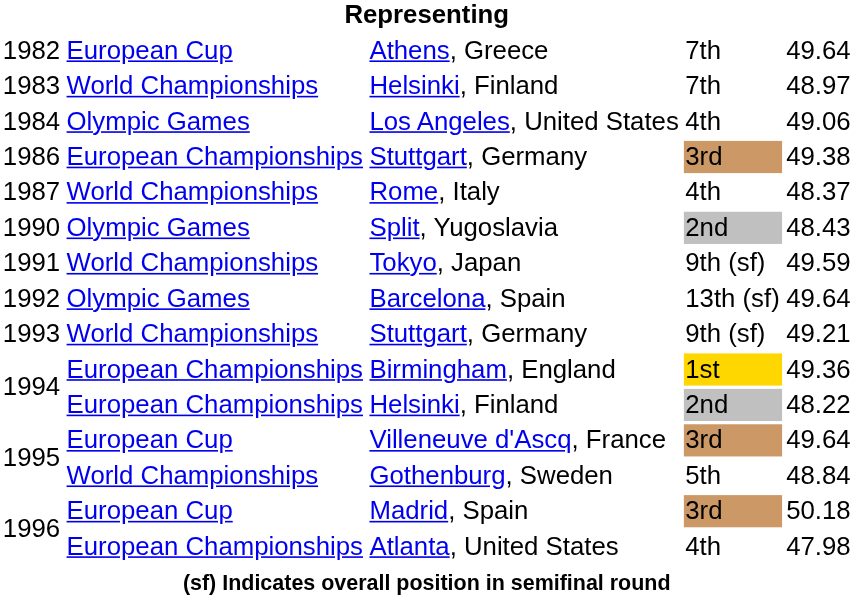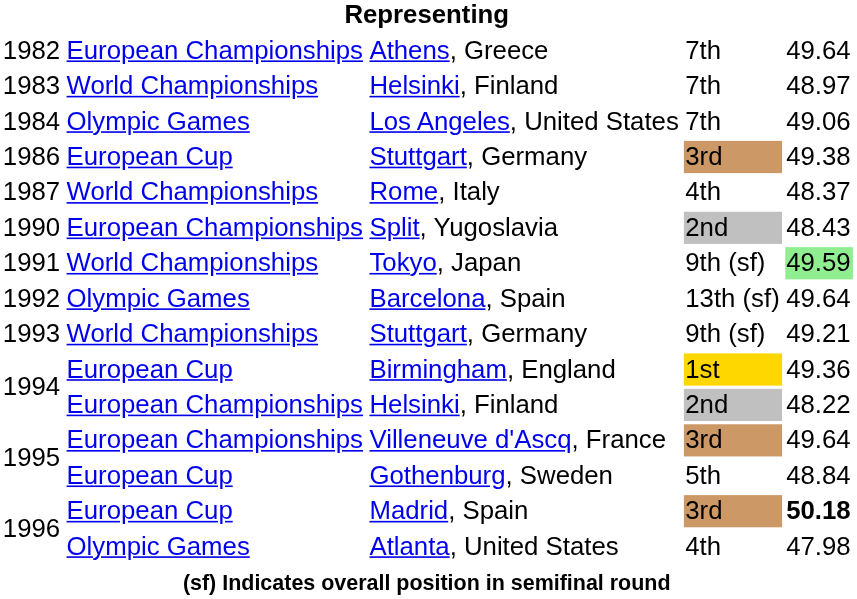(150, 50) European Cup -> (215, 50) European Championships
(703, 121) 4th -> (703, 121) 7th
(215, 156) European Championships -> (150, 156) European Cup
(158, 227) Olympic Games -> (215, 227) European Championships
(818, 262) no background -> (818, 262) lightgreen background
(215, 369) European Championships -> (150, 369) European Cup
(150, 440) European Cup -> (215, 440) European Championships
(192, 475) World Championships -> (150, 475) European Cup
(818, 510) normal -> (818, 510) bold
(215, 546) European Championships -> (158, 546) Olympic Games
